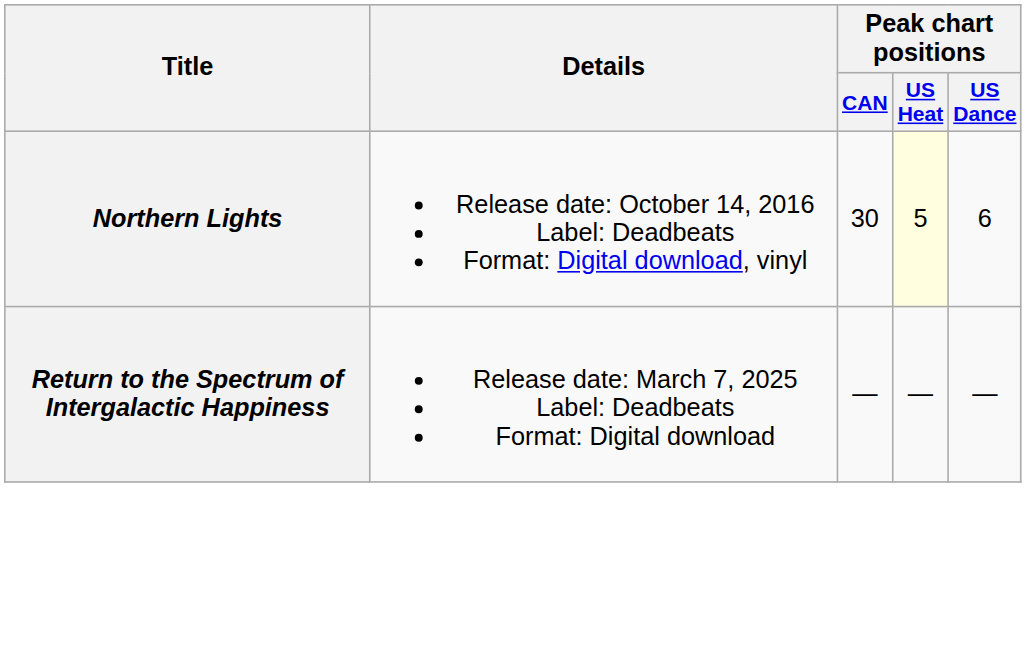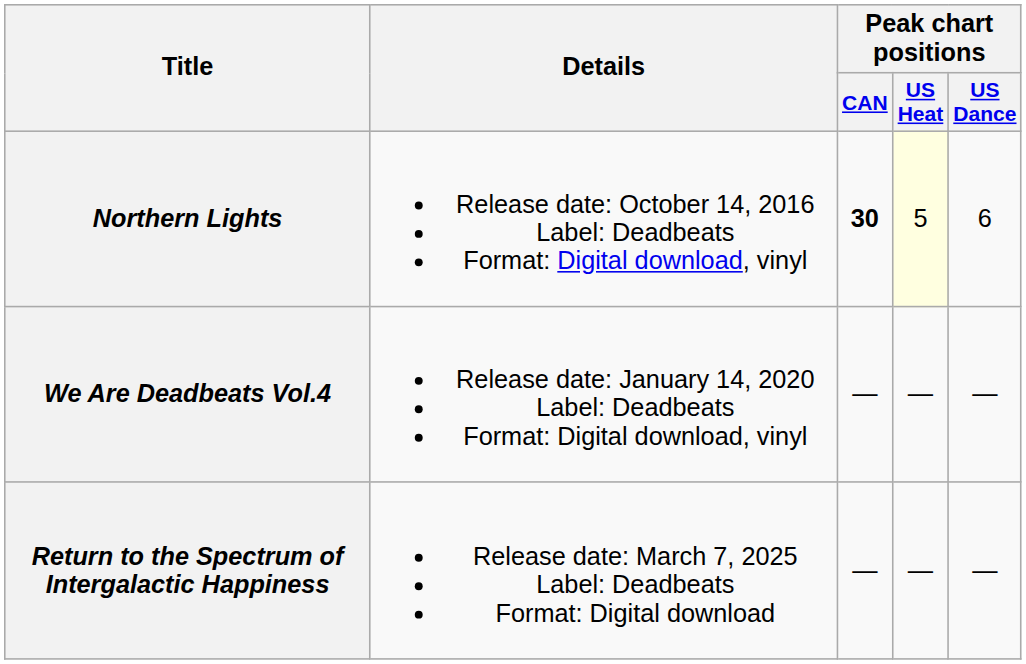(865, 218) normal -> (865, 218) bold
+ row: (188, 394)
